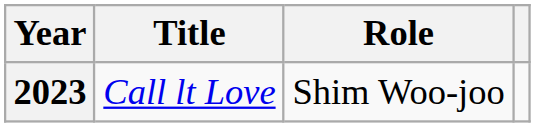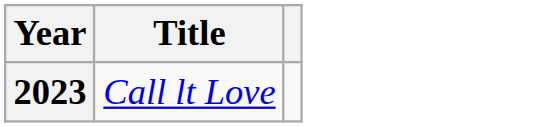- column: (399, 33)
